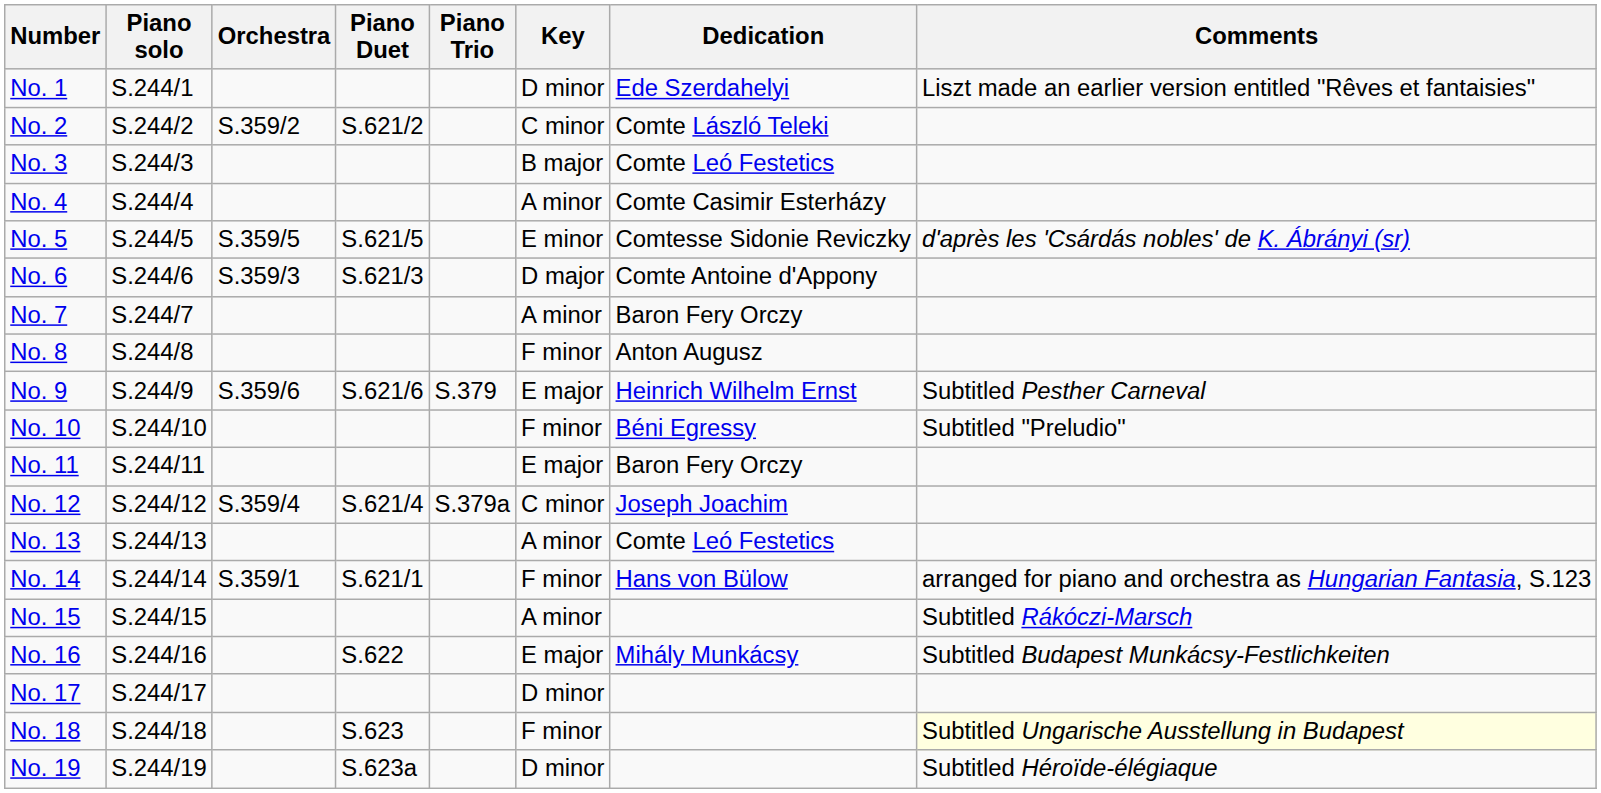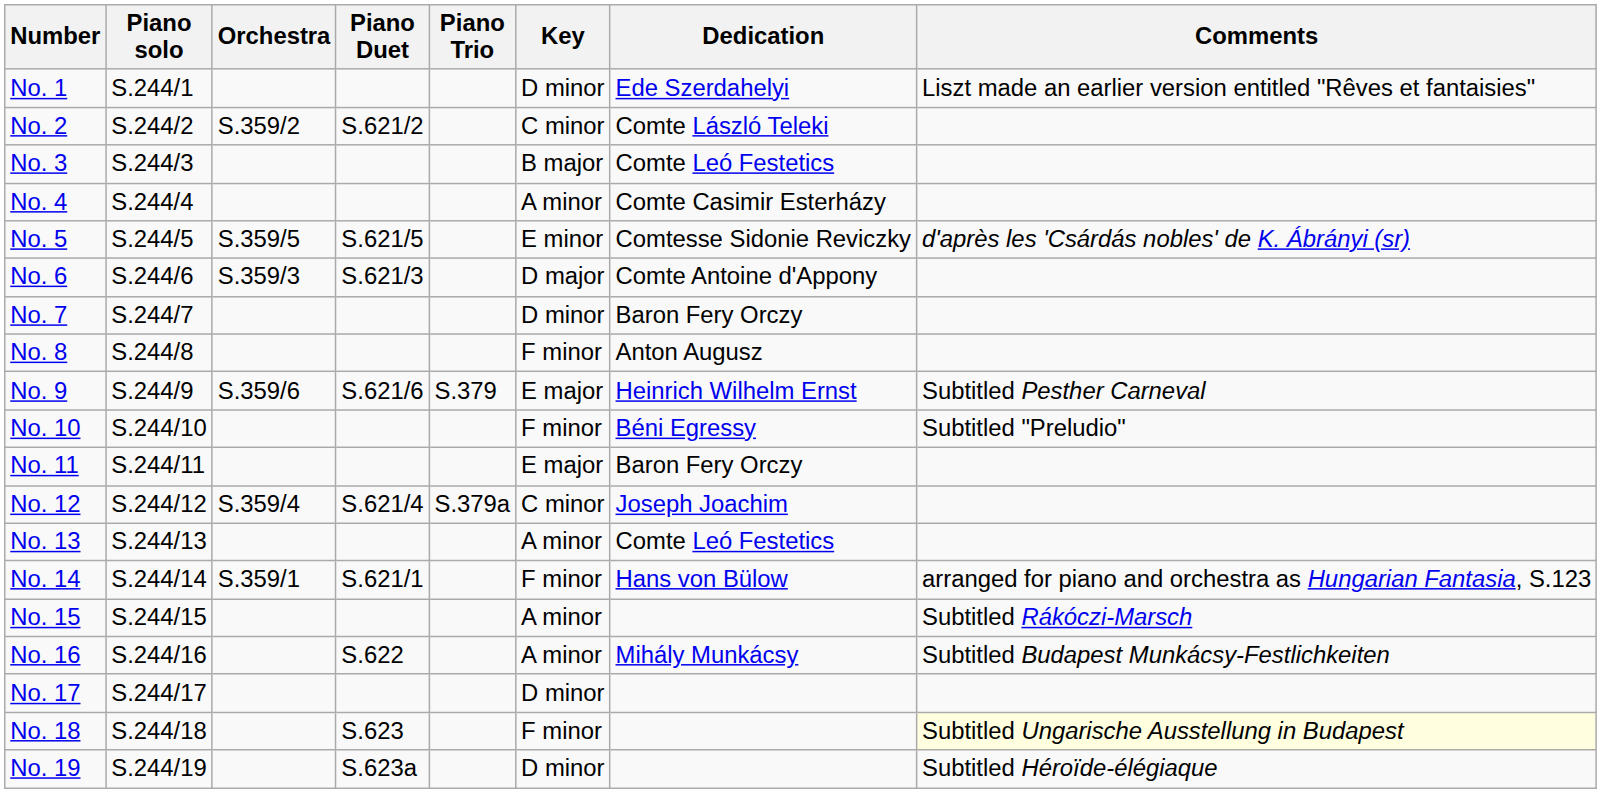(562, 314) A minor -> (563, 314) D minor
(562, 655) E major -> (562, 655) A minor
